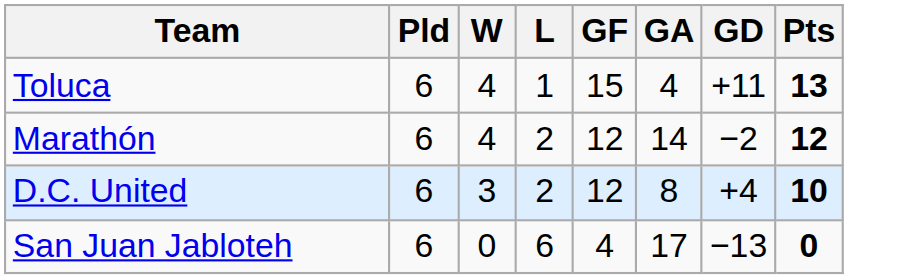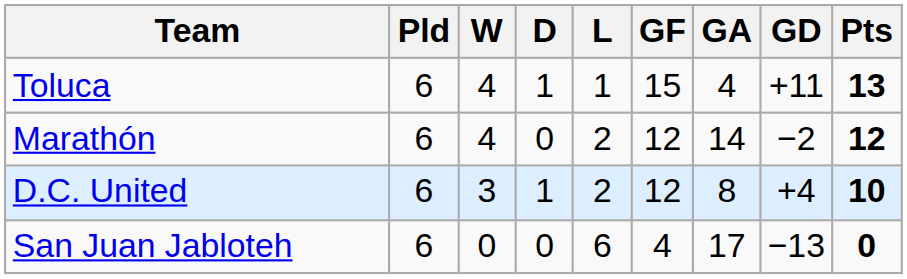+ column: (545, 31)
